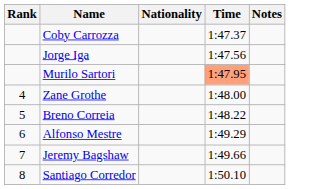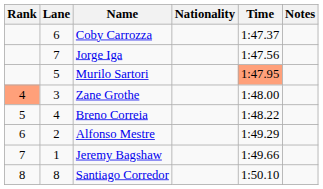+ column: (56, 14)
(22, 94) no background -> (22, 94) lightsalmon background
